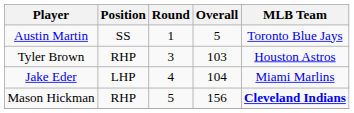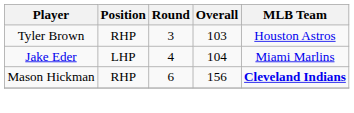- row: (51, 35)
(171, 98) 5 -> (171, 77) 6
